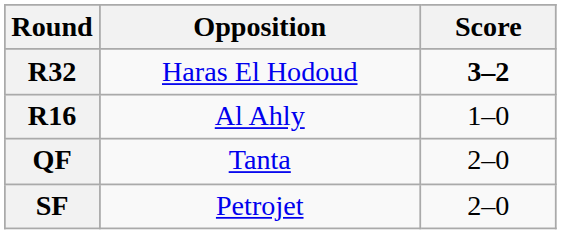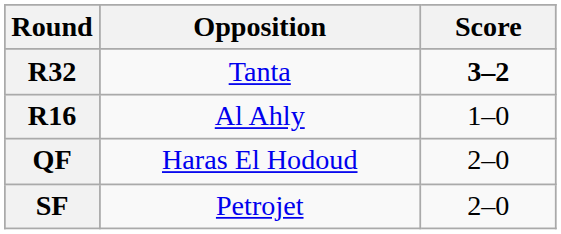(260, 71) Haras El Hodoud -> (260, 71) Tanta
(260, 160) Tanta -> (260, 160) Haras El Hodoud
